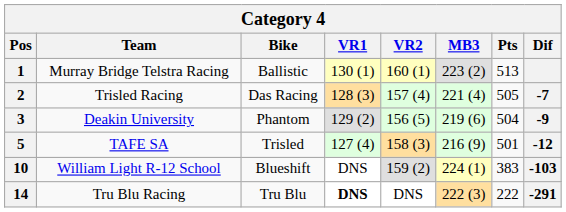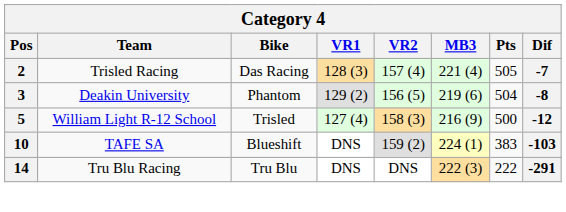- row: (21, 70)
(543, 119) -9 -> (542, 94) -8
(139, 144) TAFE SA -> (134, 119) William Light R-12 School
(508, 144) 501 -> (506, 119) 500
(139, 168) William Light R-12 School -> (134, 144) TAFE SA
(353, 193) bold -> (346, 168) normal
